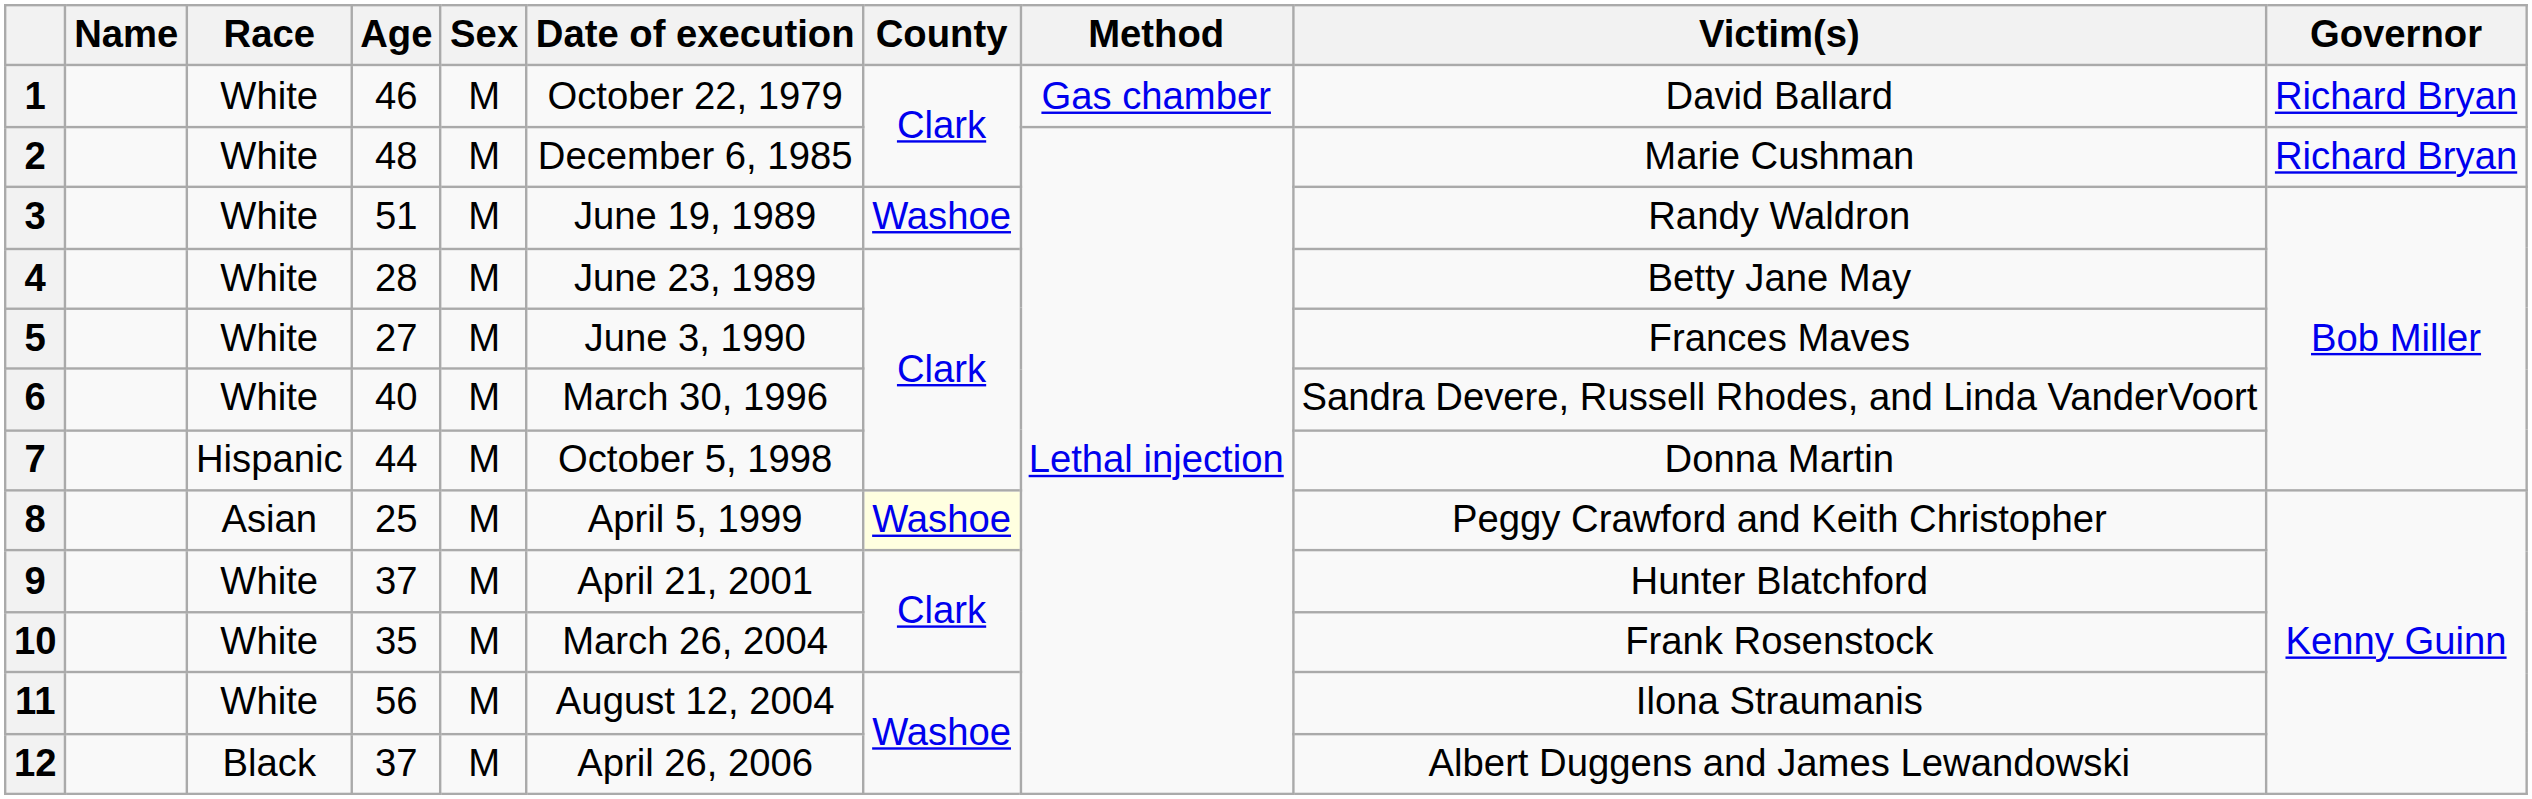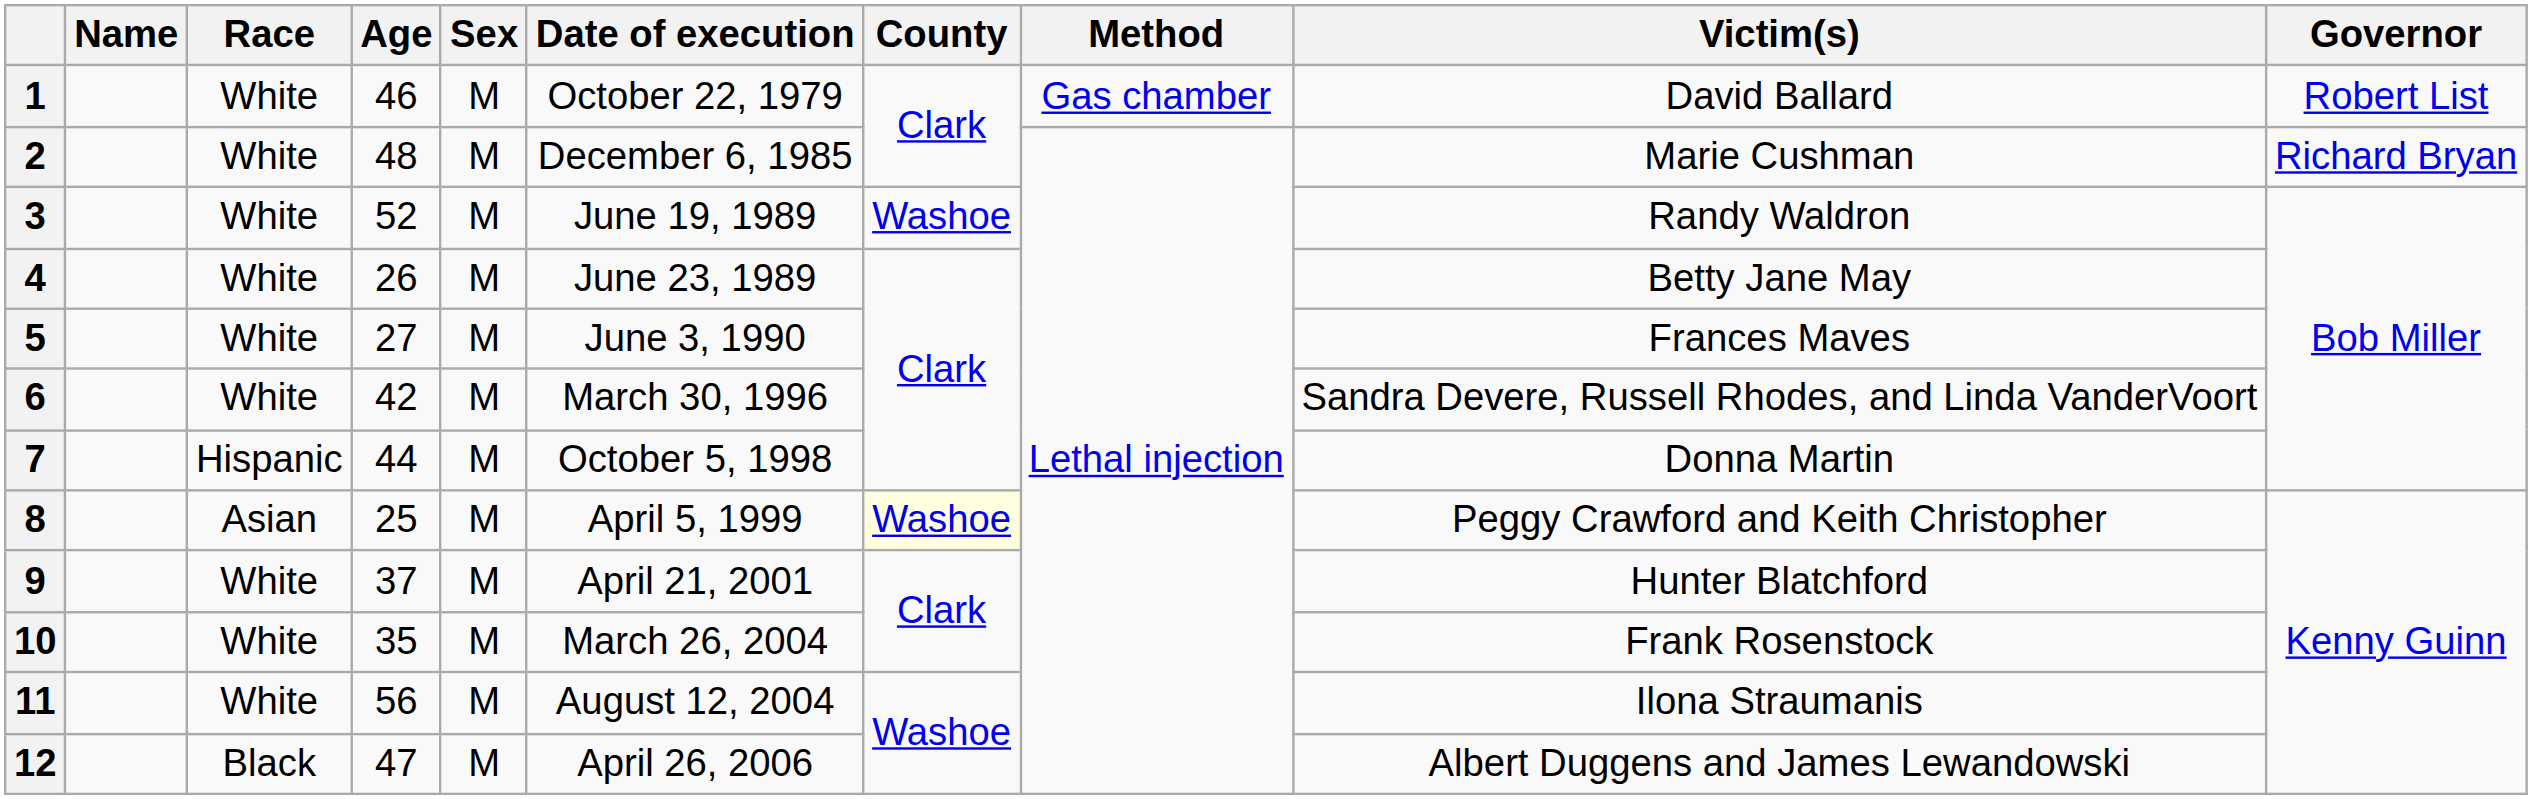(2396, 95) Richard Bryan -> (2396, 95) Robert List
(396, 216) 51 -> (396, 216) 52
(396, 277) 28 -> (396, 277) 26
(396, 398) 40 -> (396, 398) 42
(396, 762) 37 -> (396, 762) 47
